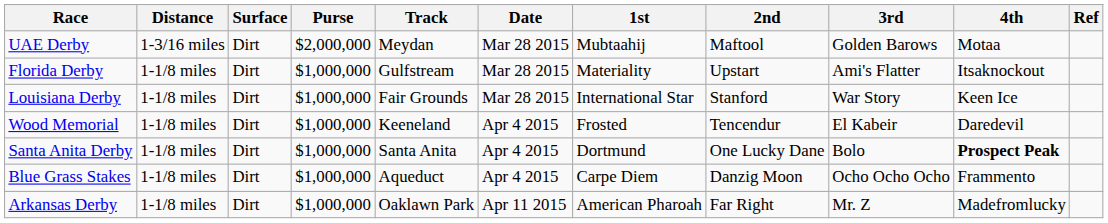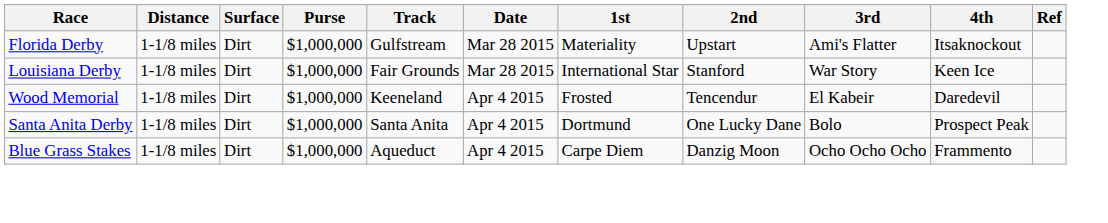- row: (49, 44)
(1009, 151) bold -> (982, 124) normal
- row: (63, 204)
